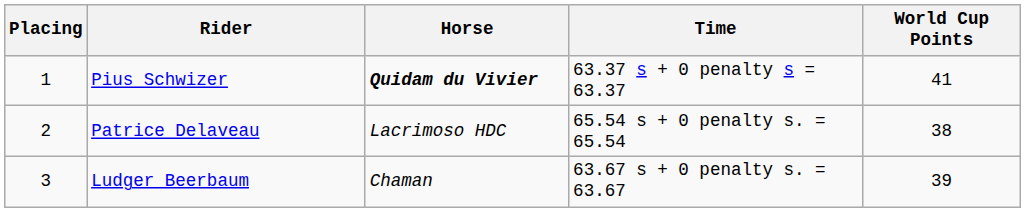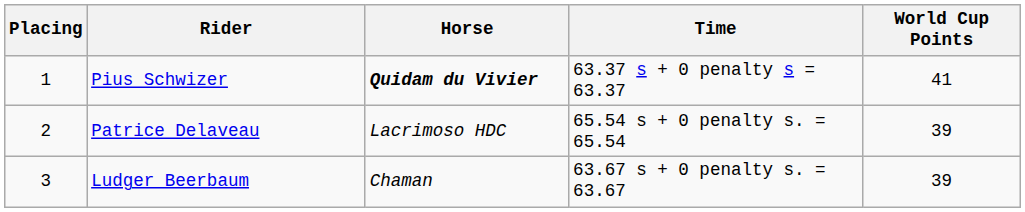(942, 131) 38 -> (942, 131) 39
